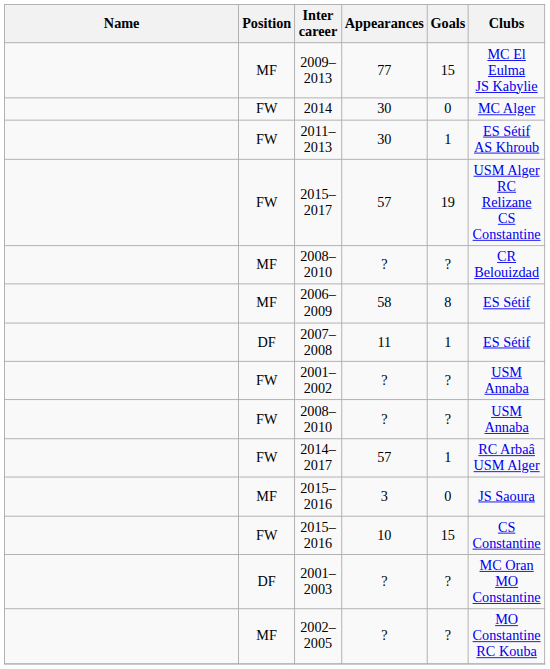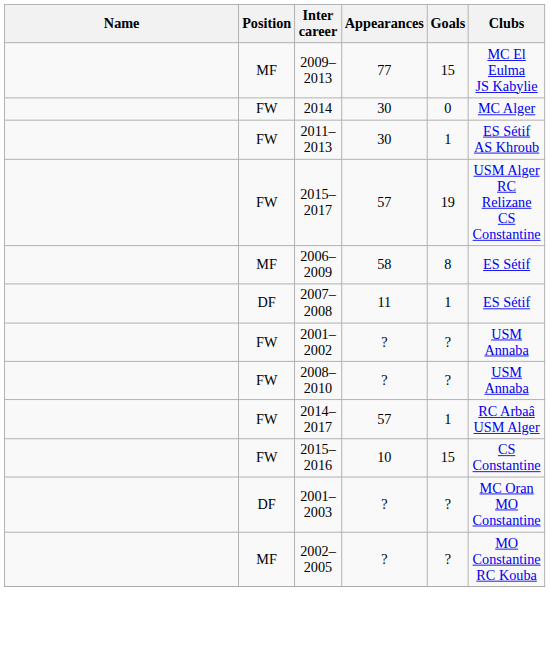- row: (267, 264)
- row: (267, 496)
